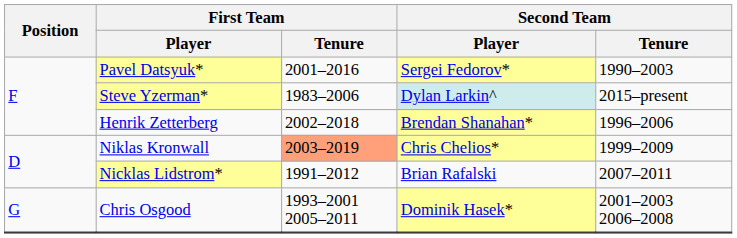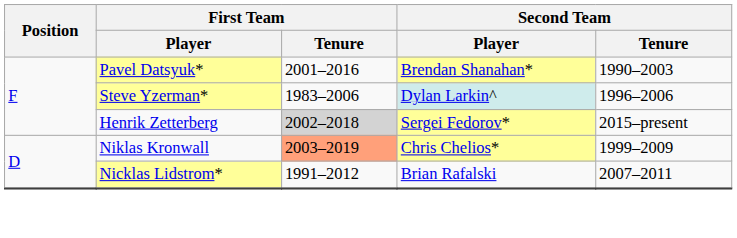(455, 69) Sergei Fedorov* -> (467, 69) Brendan Shanahan*
(643, 95) 2015–present -> (636, 95) 1996–2006
(322, 122) no background -> (322, 122) lightgrey background
(467, 122) Brendan Shanahan* -> (455, 122) Sergei Fedorov*
(636, 122) 1996–2006 -> (643, 122) 2015–present
- row: (145, 209)
